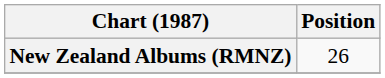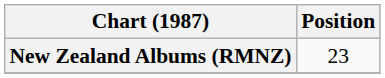(338, 55) 26 -> (338, 55) 23
